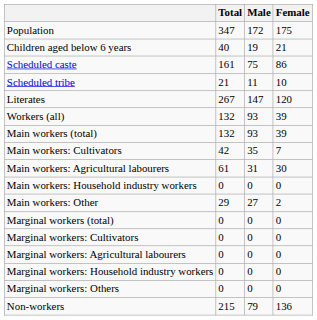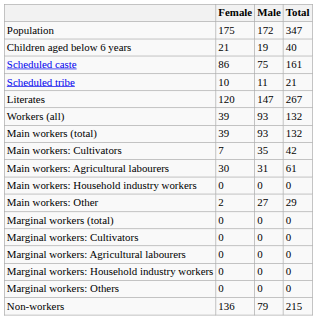columns swapped: (230, 13) <-> (293, 13)
